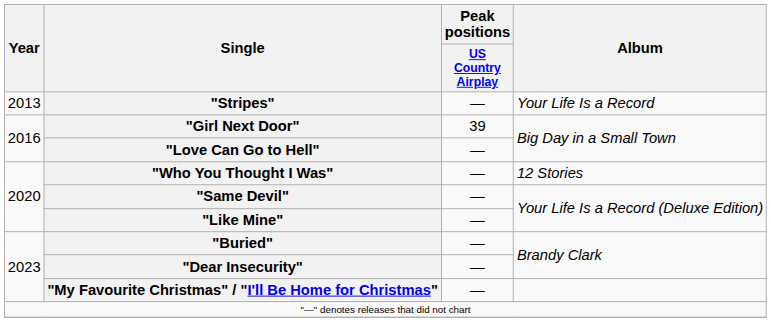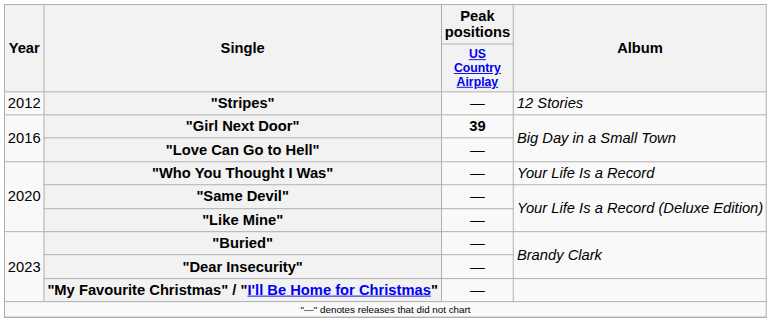(24, 103) 2013 -> (24, 103) 2012
(586, 103) Your Life Is a Record -> (550, 103) 12 Stories
(477, 126) normal -> (477, 126) bold
(550, 173) 12 Stories -> (586, 173) Your Life Is a Record
